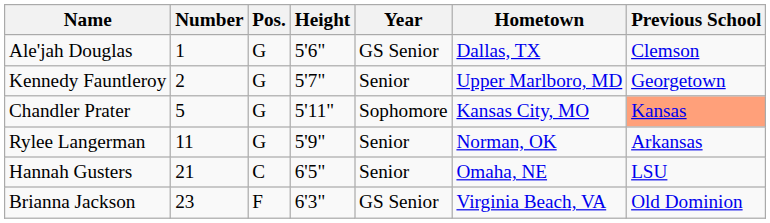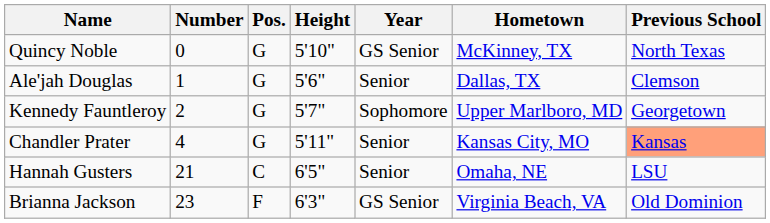+ row: (63, 50)
(399, 50) GS Senior -> (384, 80) Senior
(384, 80) Senior -> (403, 111) Sophomore
(180, 111) 5 -> (180, 141) 4
(403, 111) Sophomore -> (384, 141) Senior
- row: (77, 141)
